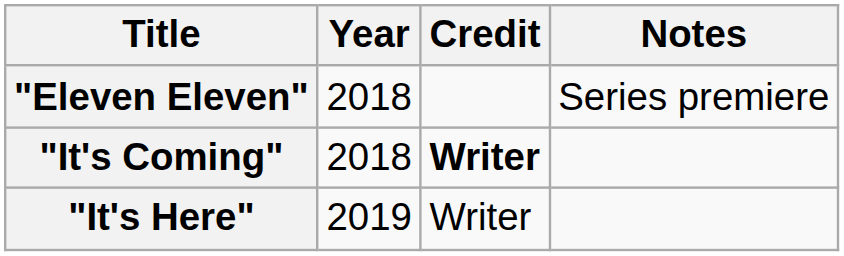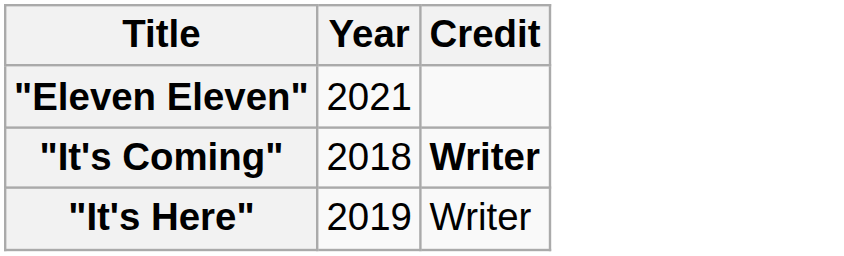- column: (694, 34)
(369, 95) 2018 -> (369, 95) 2021
